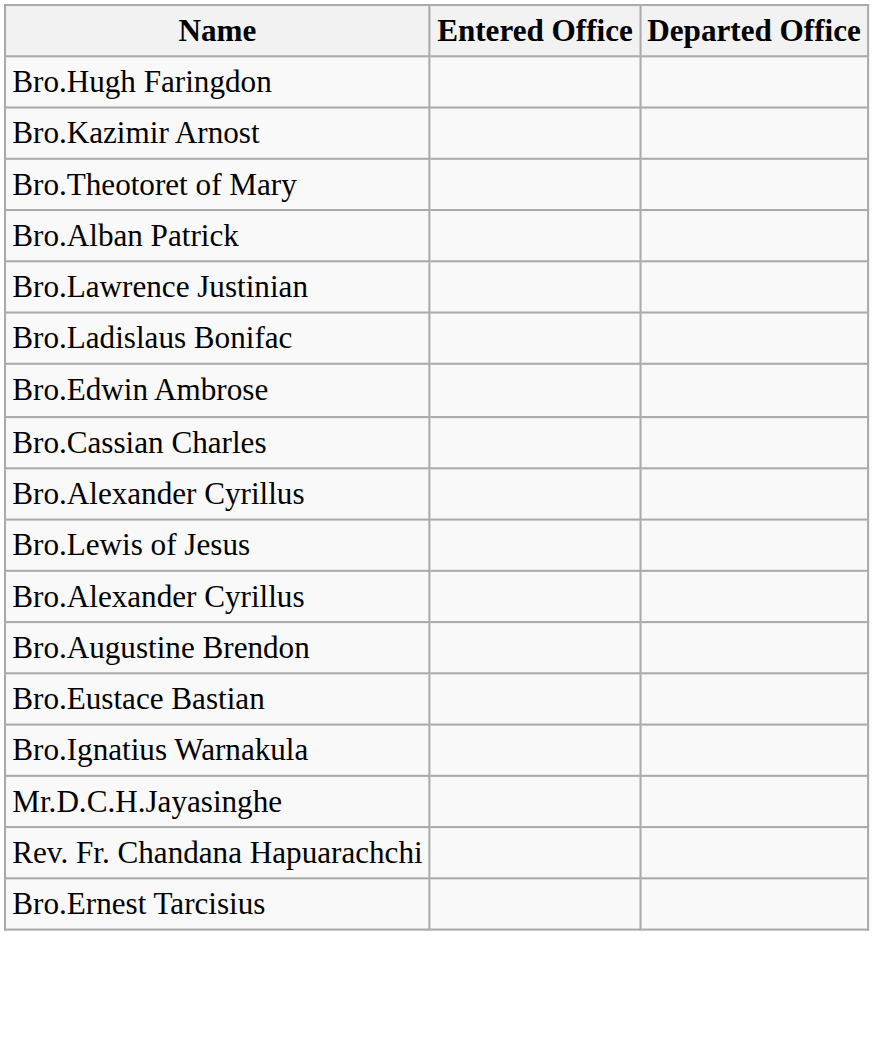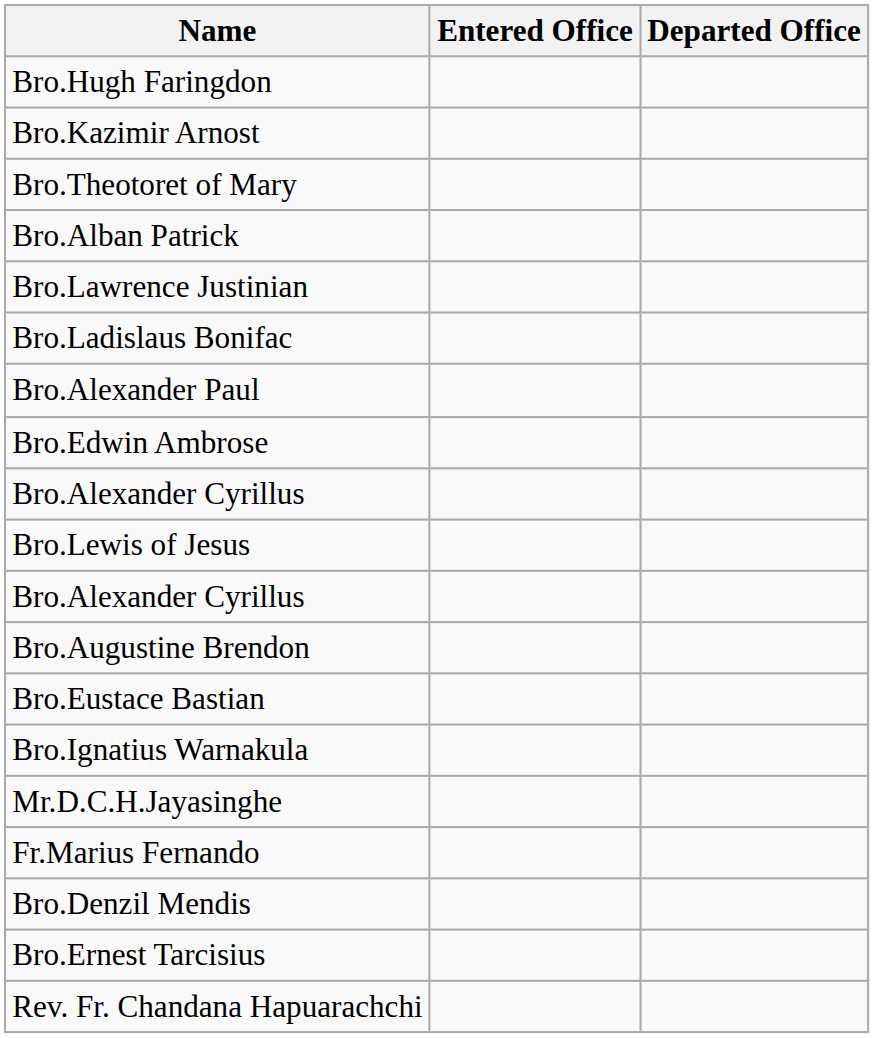+ row: (136, 390)
- row: (139, 441)
+ row: (136, 852)
+ row: (132, 903)
rows swapped: (139, 903) <-> (217, 852)
